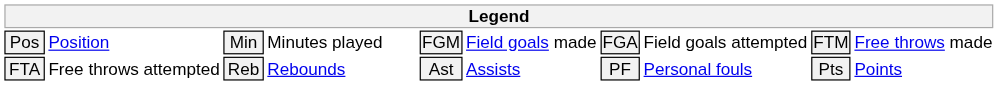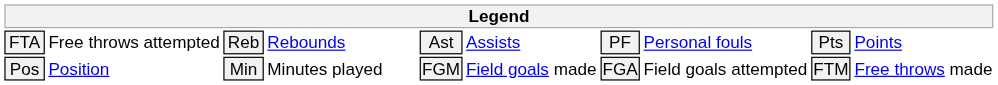rows swapped: (25, 42) <-> (25, 69)
